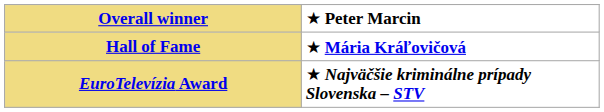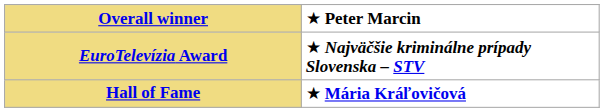rows swapped: (153, 46) <-> (153, 83)
